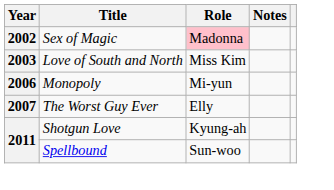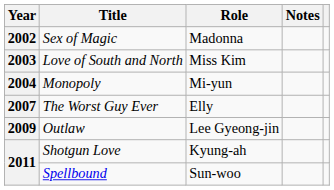(216, 38) pink background -> (216, 38) no background
(22, 83) 2006 -> (22, 83) 2004
+ row: (64, 128)
